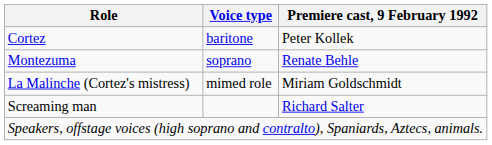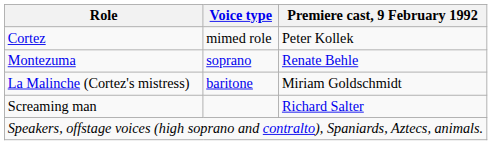(230, 38) baritone -> (239, 38) mimed role
(239, 83) mimed role -> (230, 83) baritone
